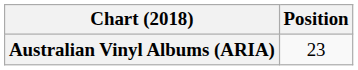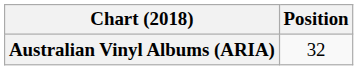(316, 49) 23 -> (316, 49) 32
